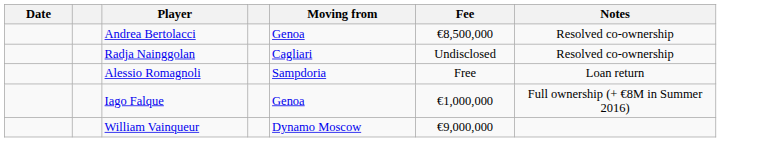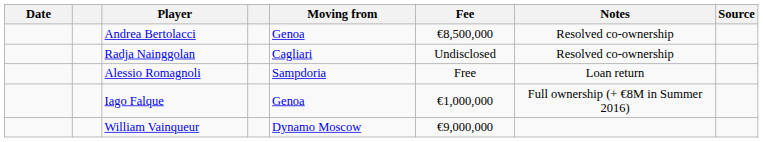+ column: (737, 14)
